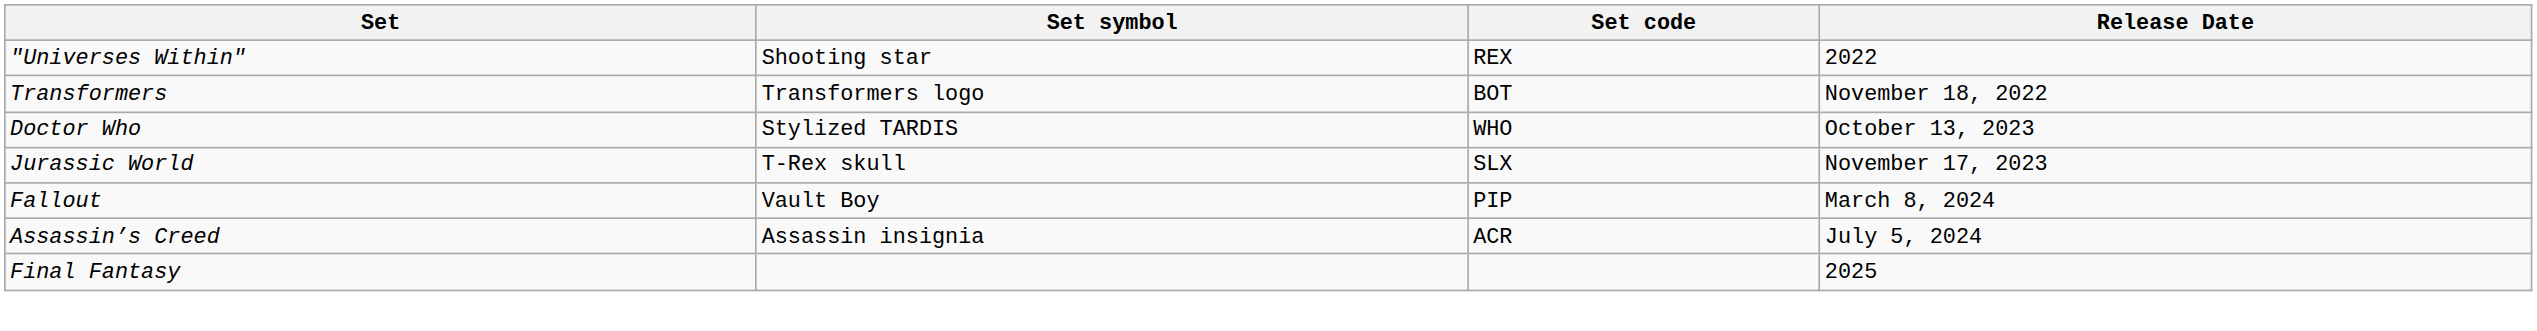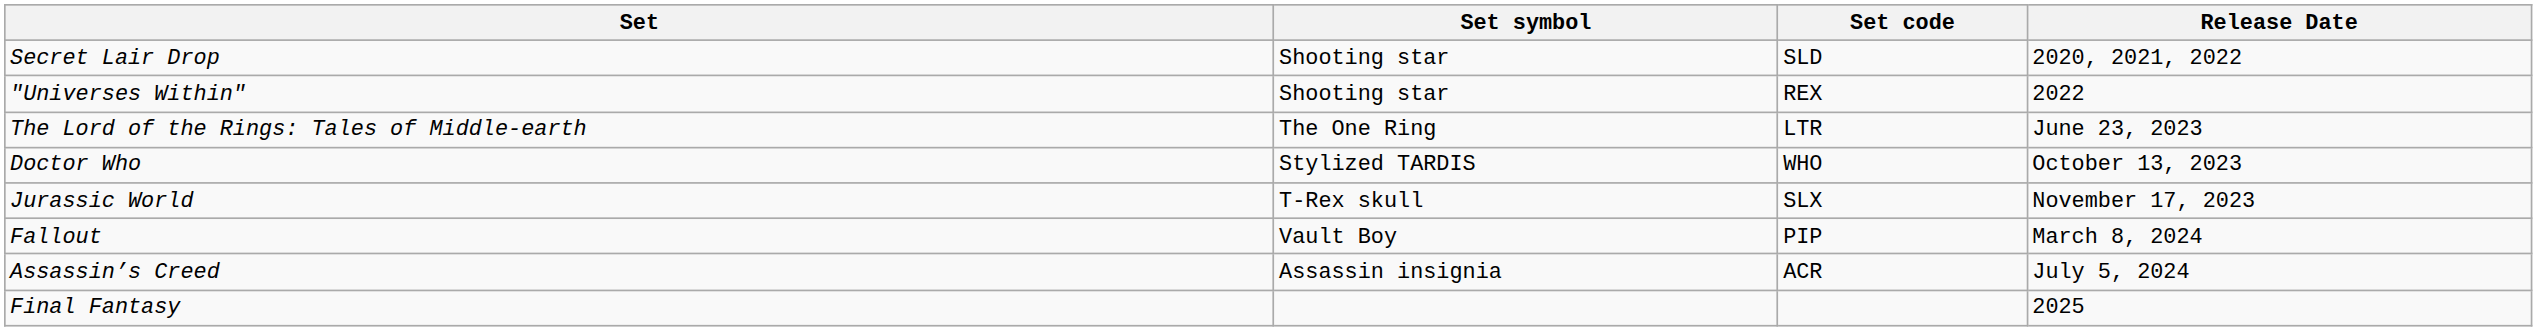+ row: (115, 58)
- row: (89, 94)
+ row: (298, 129)
